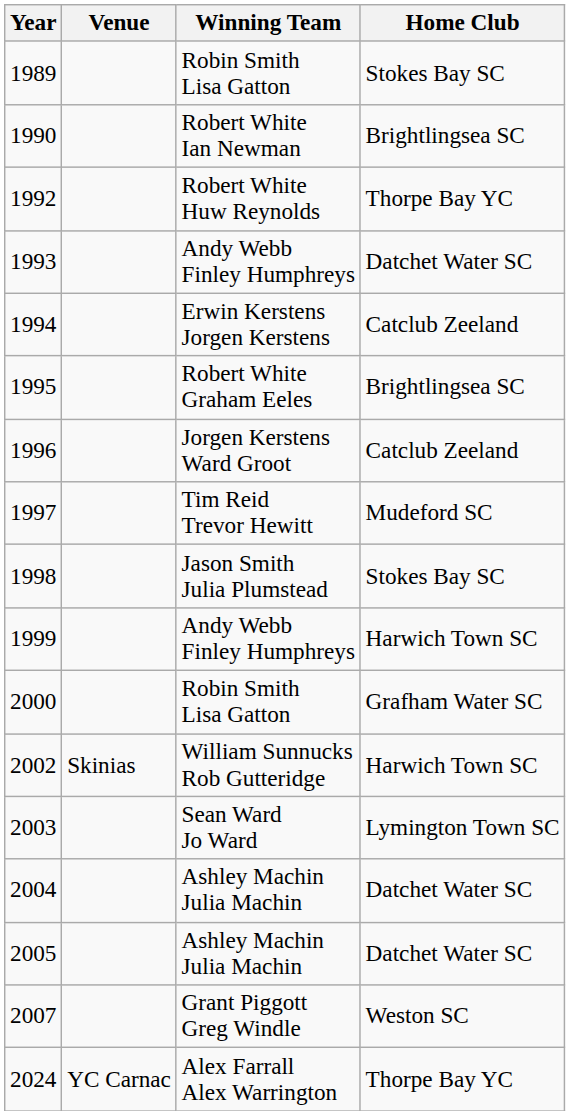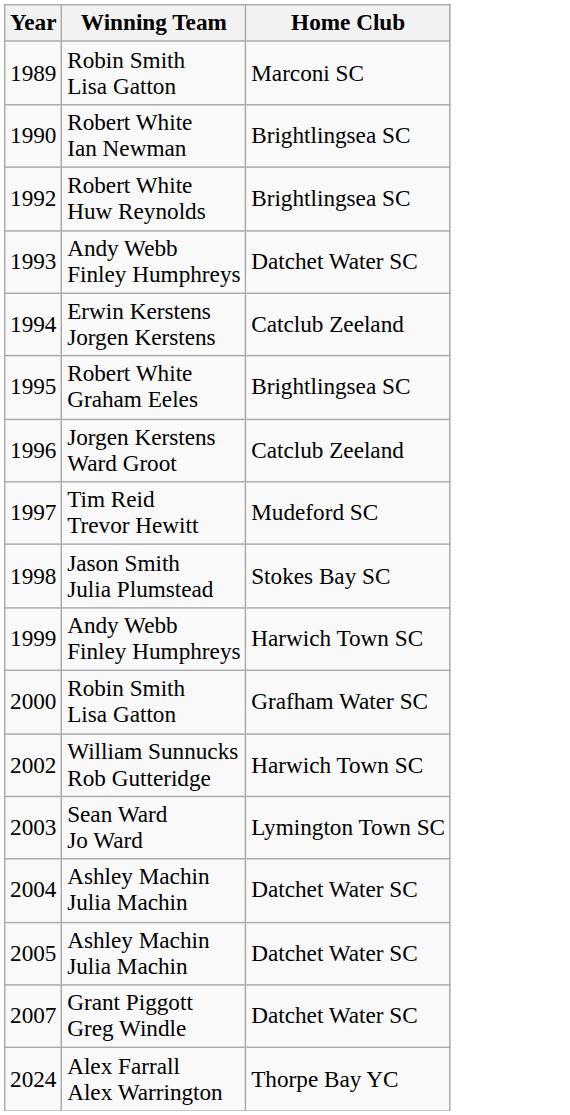- column: (119, 22)
(435, 72) Stokes Bay SC -> (308, 72) Marconi SC
(439, 198) Thorpe Bay YC -> (331, 198) Brightlingsea SC
(417, 1016) Weston SC -> (334, 1016) Datchet Water SC
